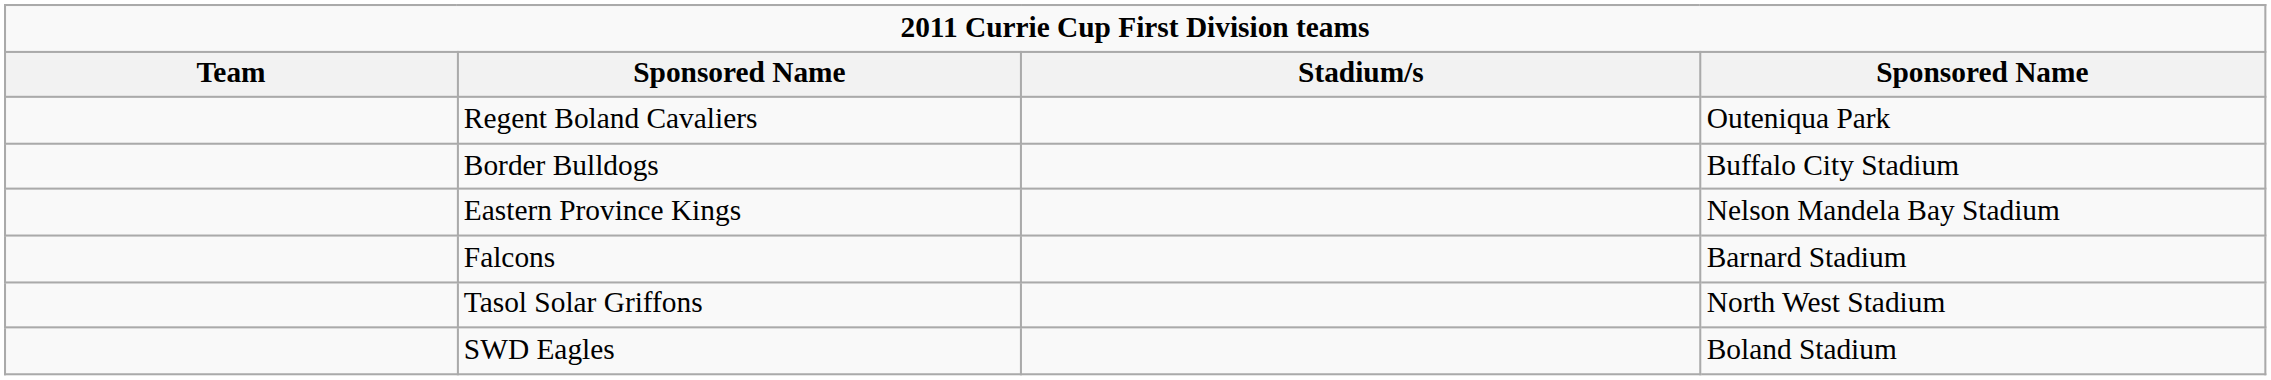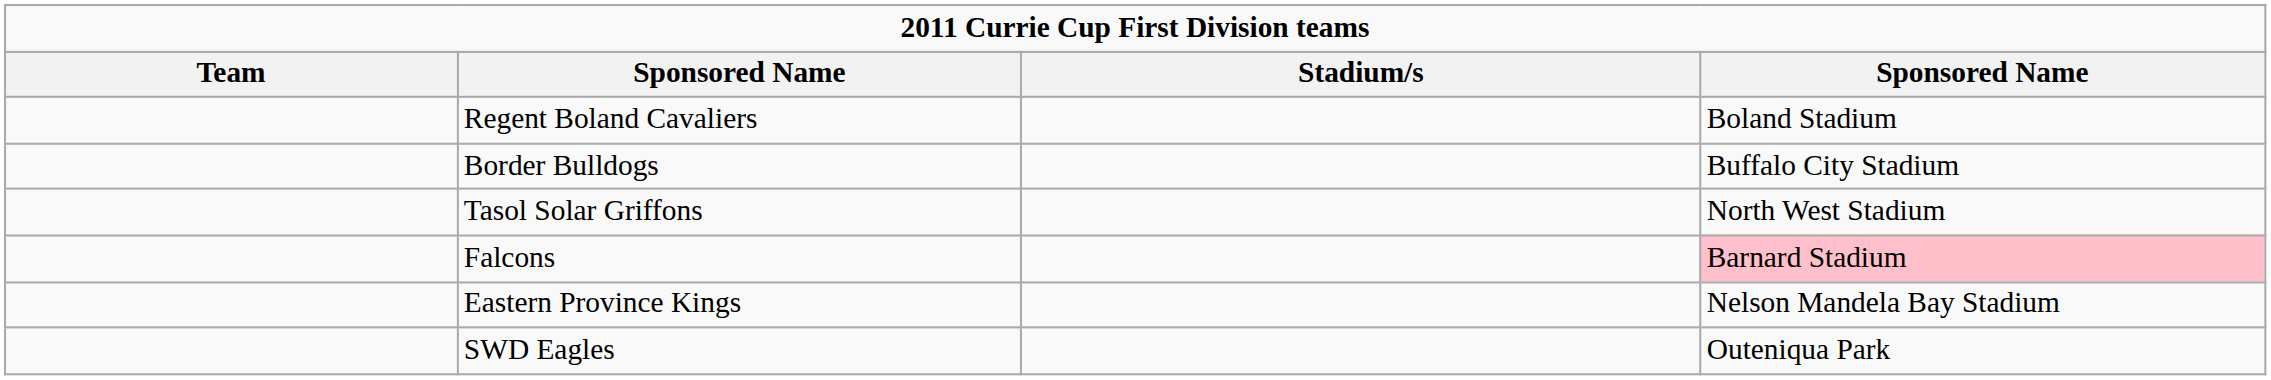(1798, 119) Outeniqua Park -> (1802, 119) Boland Stadium
rows swapped: (602, 211) <-> (583, 303)
(1807, 257) no background -> (1807, 257) pink background
(1802, 349) Boland Stadium -> (1798, 349) Outeniqua Park
